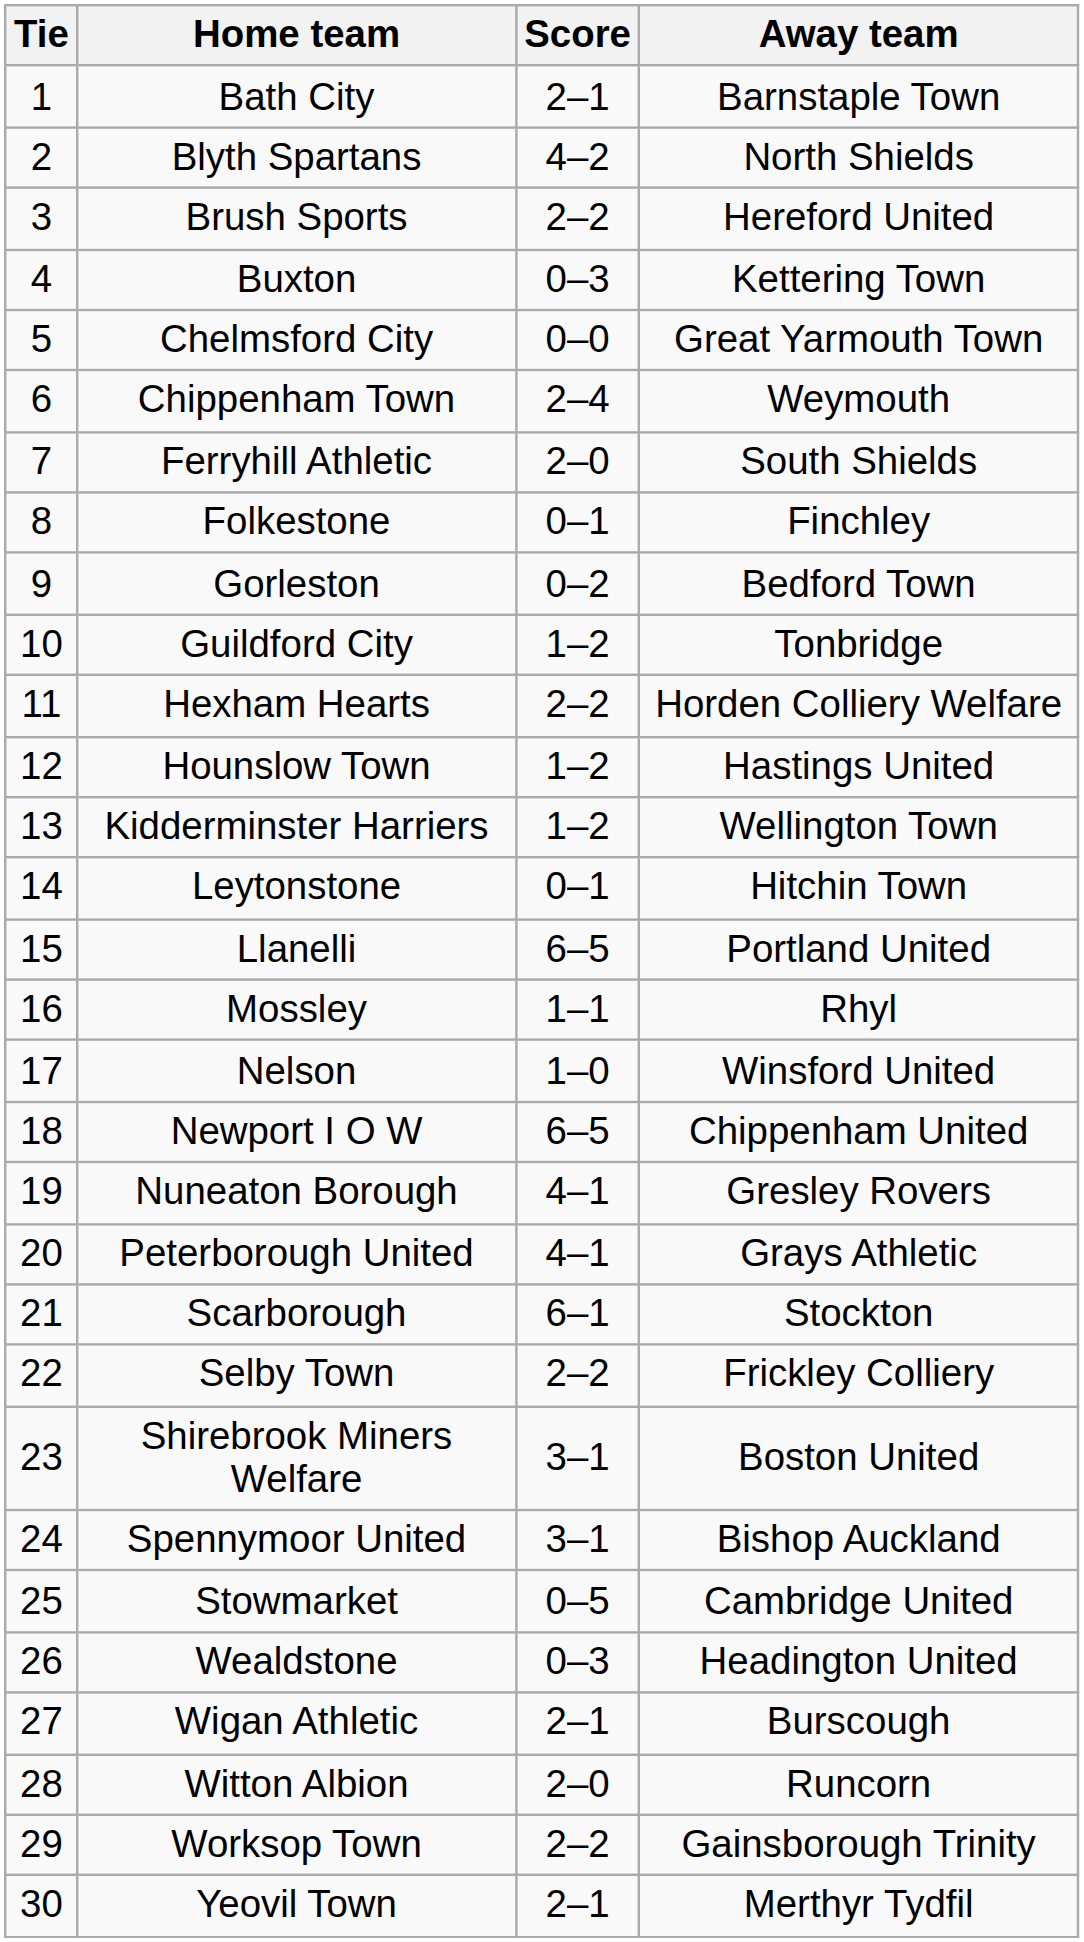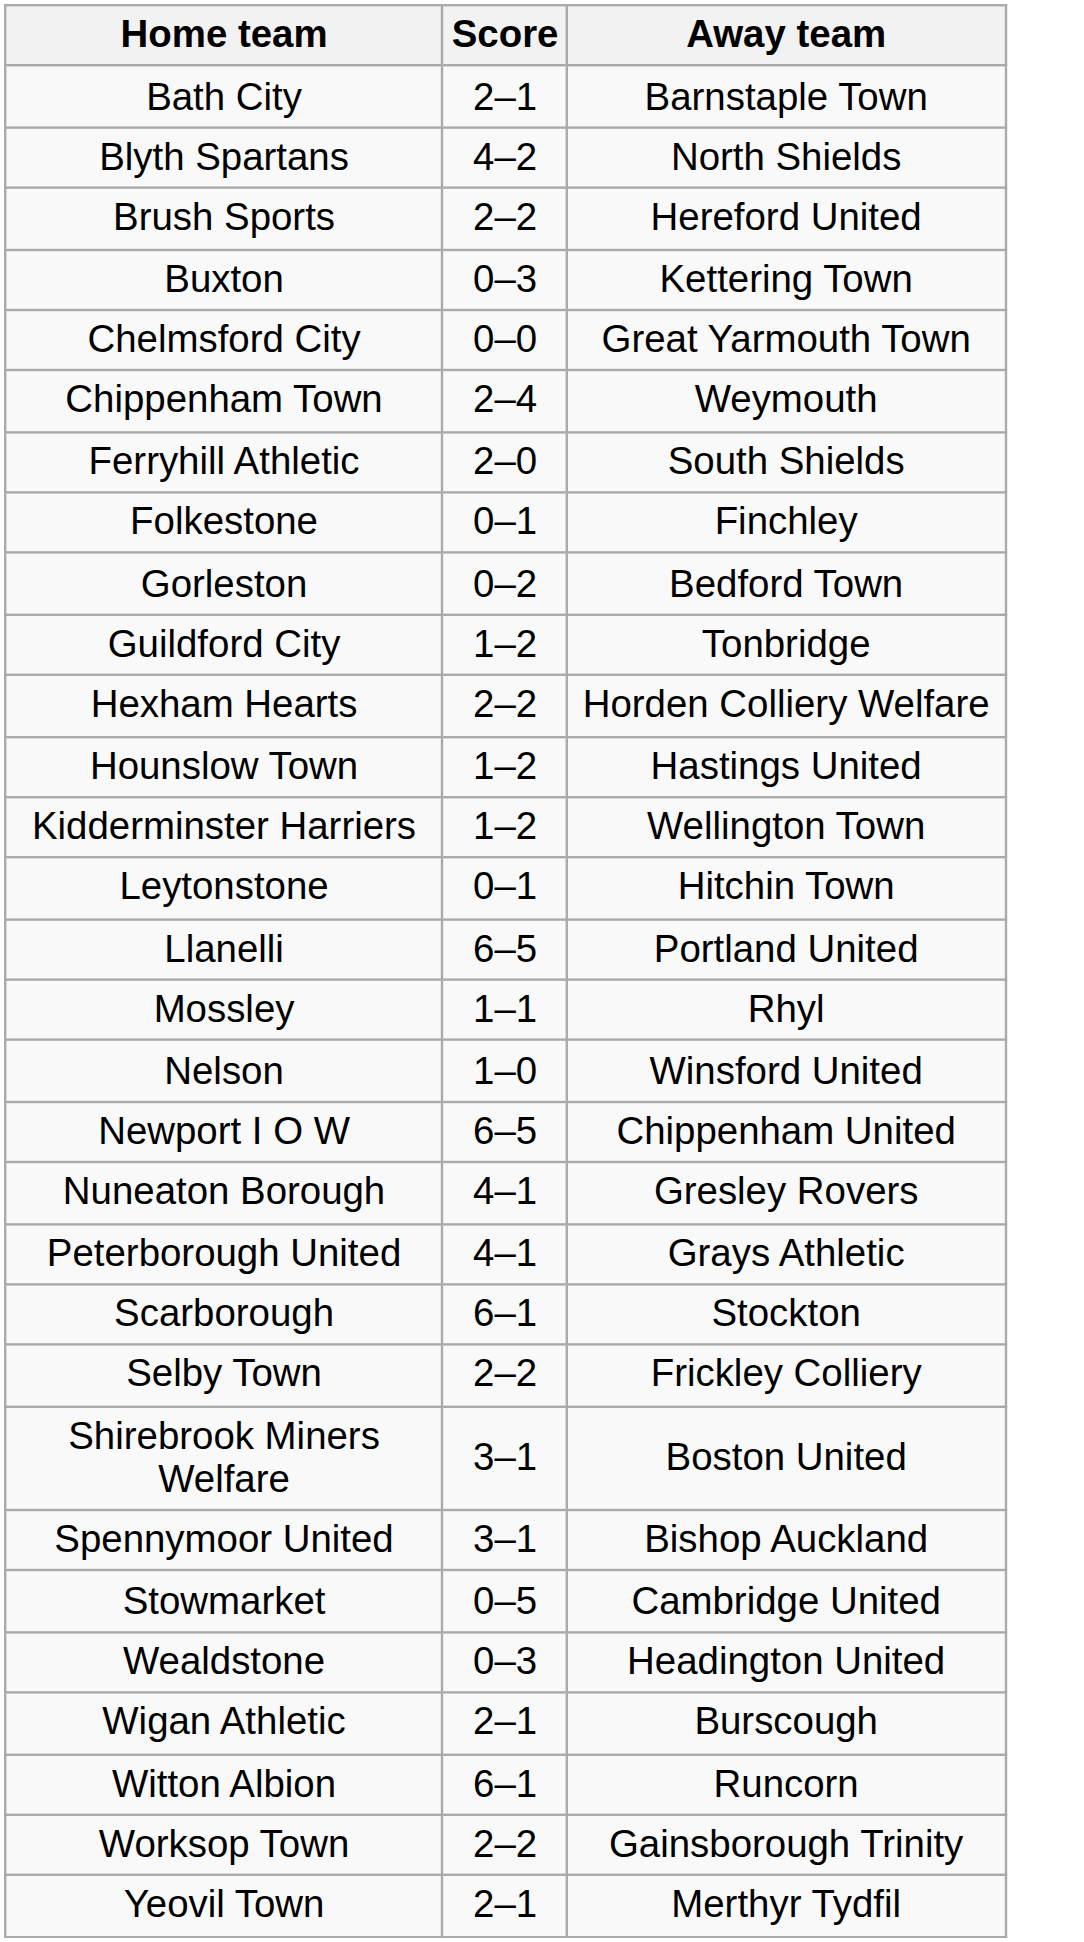- column: (41, 34)
(578, 1783) 2–0 -> (505, 1783) 6–1
